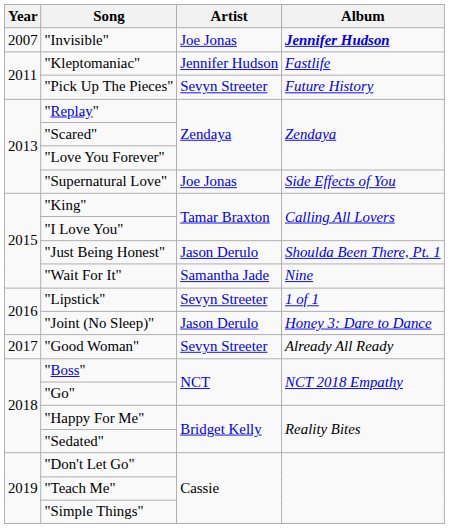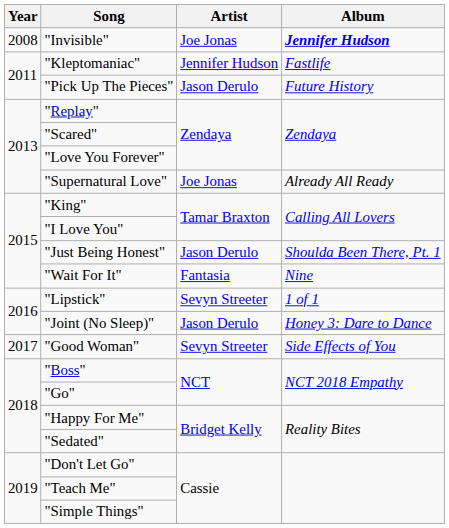(23, 39) 2007 -> (23, 39) 2008
(224, 87) Sevyn Streeter -> (219, 87) Jason Derulo
(340, 181) Side Effects of You -> (339, 181) Already All Ready
(225, 275) Samantha Jade -> (205, 275) Fantasia
(339, 346) Already All Ready -> (340, 346) Side Effects of You
